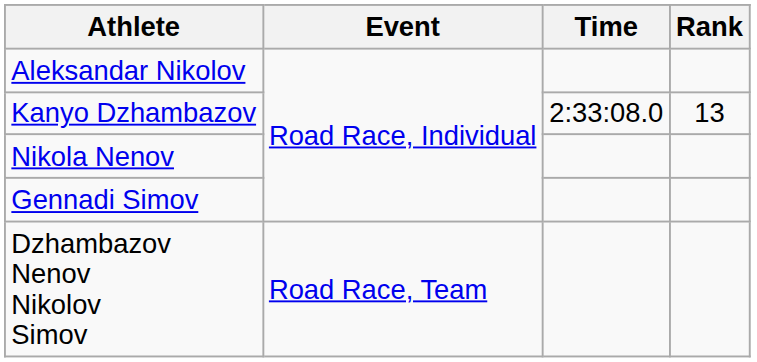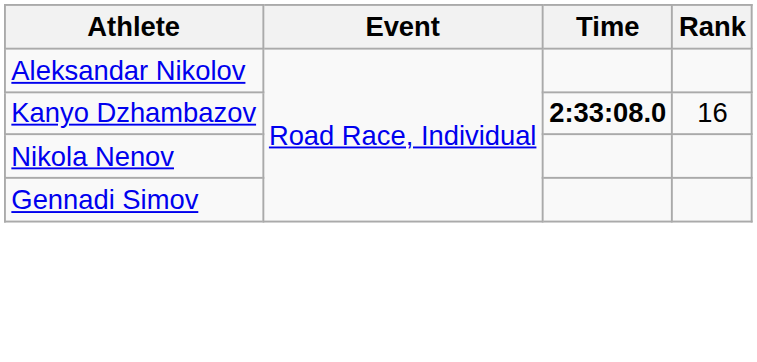(606, 113) normal -> (608, 113) bold
(710, 113) 13 -> (713, 113) 16
- row: (91, 289)
